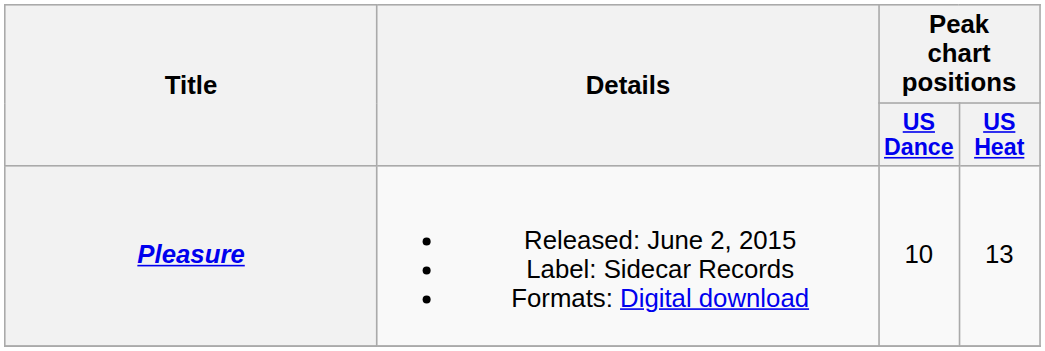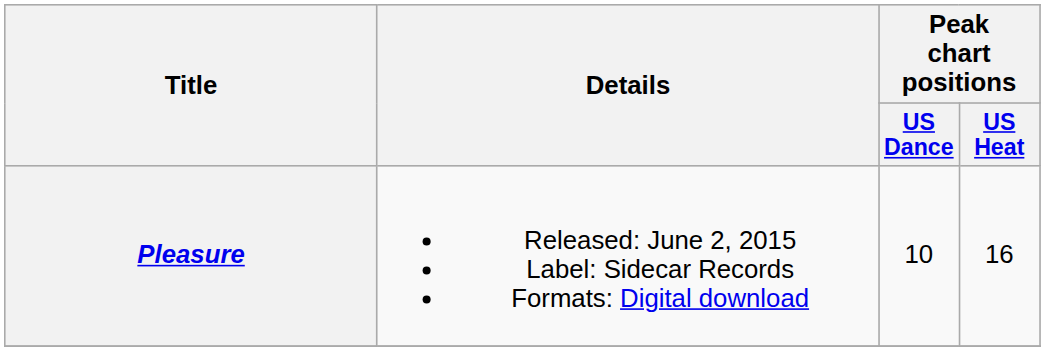(999, 255) 13 -> (999, 255) 16
